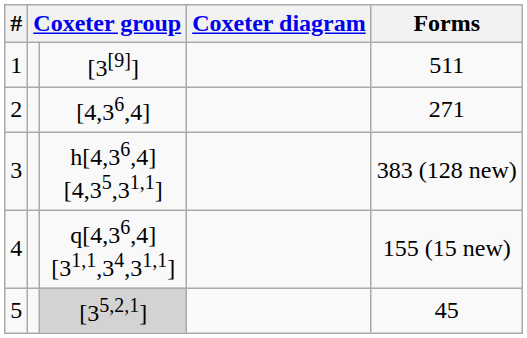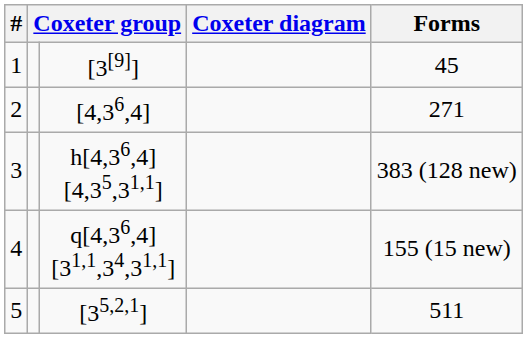(447, 64) 511 -> (447, 64) 45
(113, 310) lightgrey background -> (113, 310) no background
(447, 310) 45 -> (447, 310) 511
